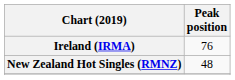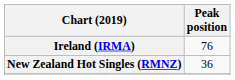(207, 64) 48 -> (207, 64) 36
